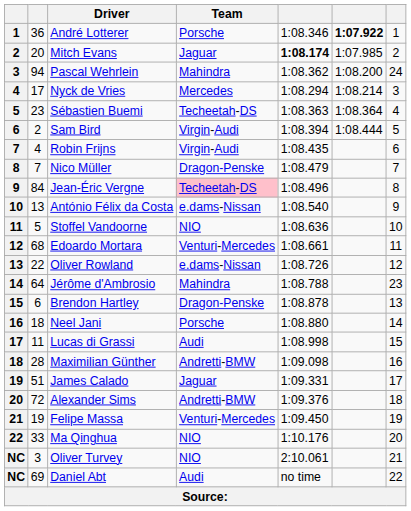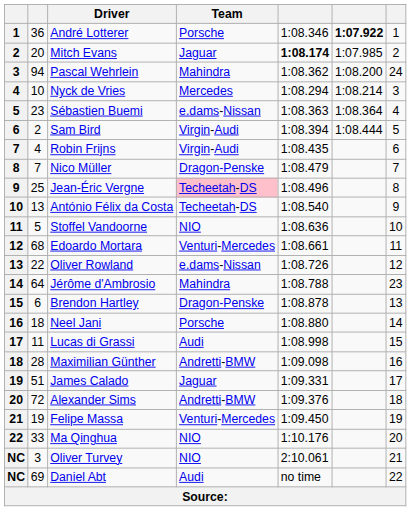(38, 91) 17 -> (38, 91) 10
(218, 110) Techeetah-DS -> (220, 110) e.dams-Nissan
(38, 187) 84 -> (38, 187) 25
(220, 207) e.dams-Nissan -> (218, 207) Techeetah-DS
